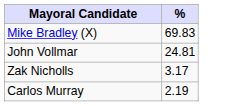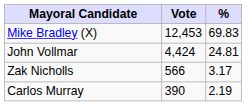+ column: (184, 14)
